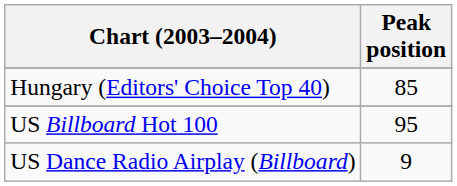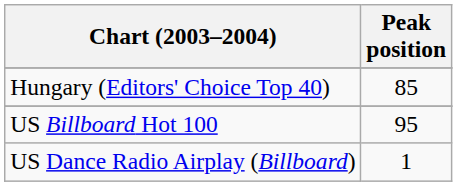(406, 161) 9 -> (406, 161) 1
